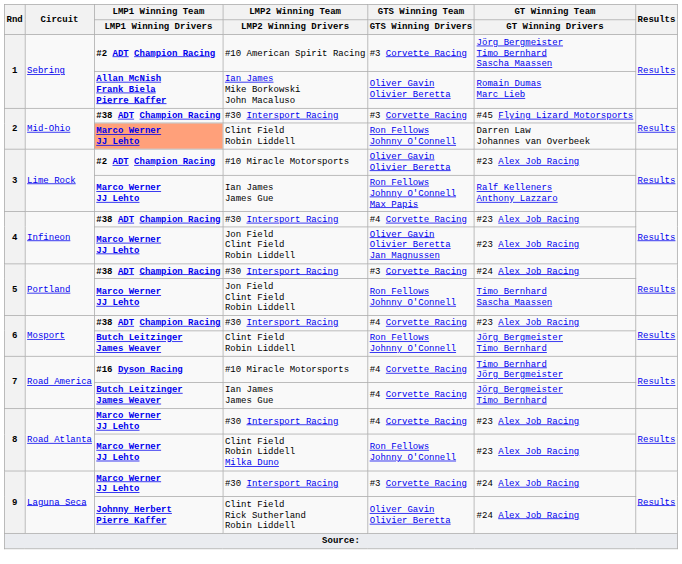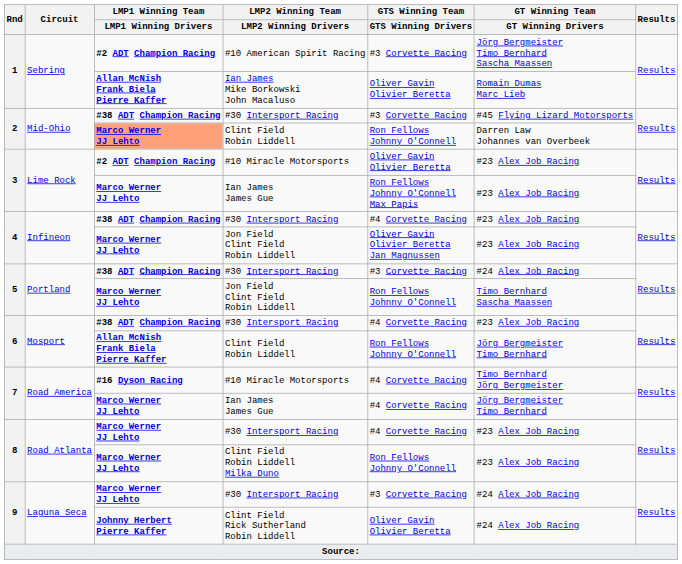(517, 193) Ralf Kelleners Anthony Lazzaro -> (528, 193) #23 Alex Job Racing
(139, 343) Butch Leitzinger James Weaver -> (131, 349) Allan McNish Frank Biela Pierre Kaffer
(139, 395) Butch Leitzinger James Weaver -> (129, 406) Marco Werner JJ Lehto
